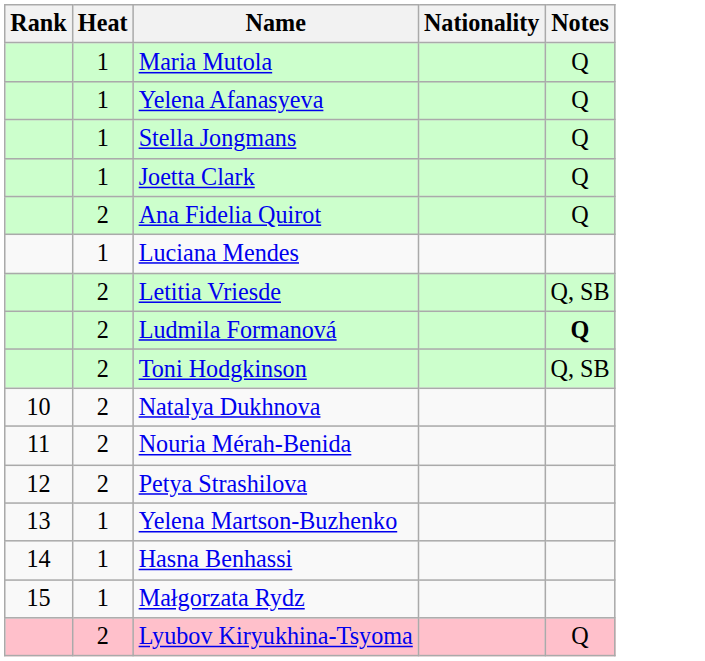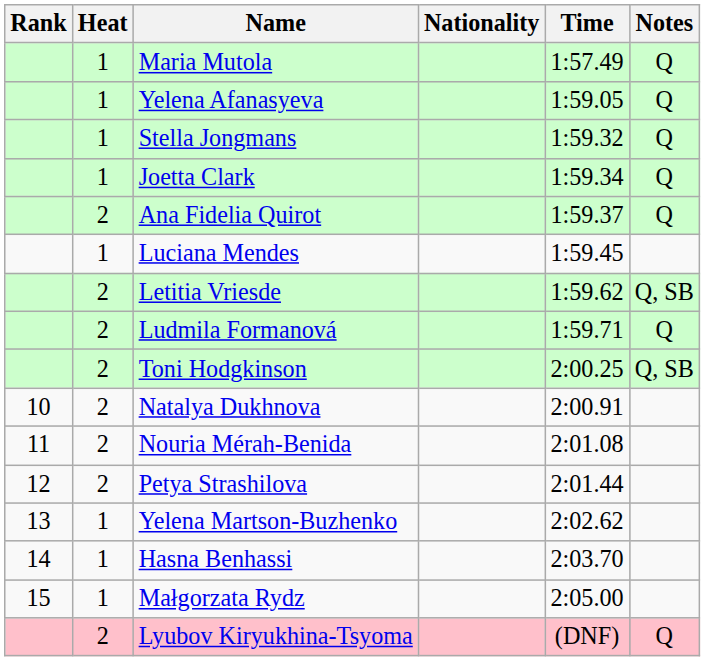+ column: (587, 23)
(580, 330) bold -> (664, 330) normal
